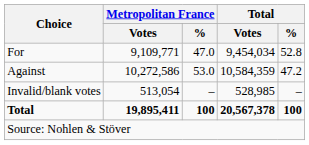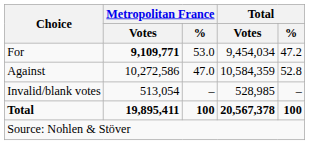(155, 52) normal -> (155, 52) bold
(204, 52) 47.0 -> (204, 52) 53.0
(291, 52) 52.8 -> (291, 52) 47.2
(204, 71) 53.0 -> (204, 71) 47.0
(291, 71) 47.2 -> (291, 71) 52.8
